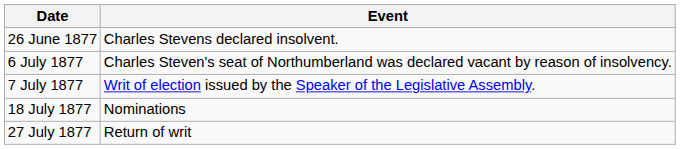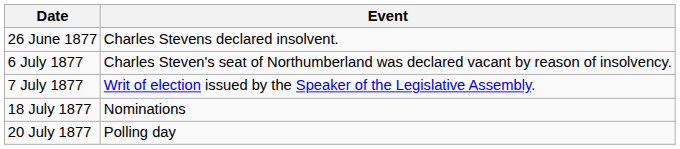+ row: (50, 132)
- row: (50, 132)
